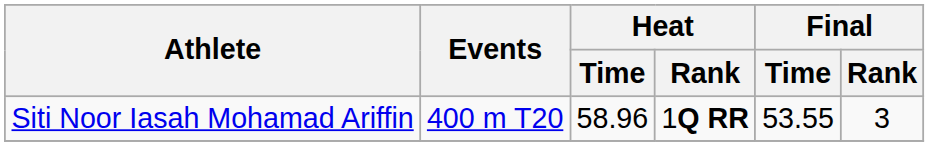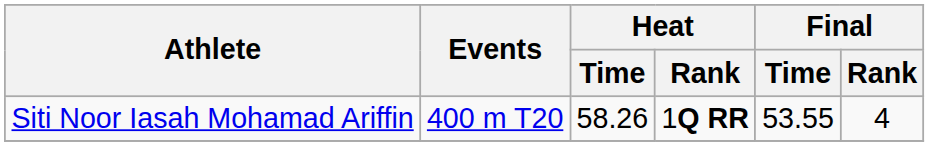(612, 118) 58.96 -> (612, 118) 58.26
(882, 118) 3 -> (882, 118) 4
